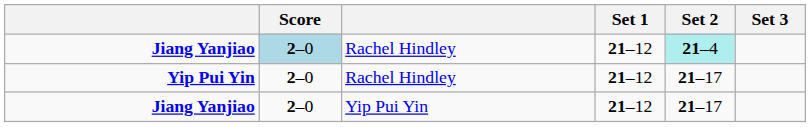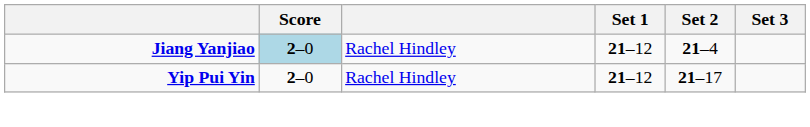(700, 48) paleturquoise background -> (700, 48) no background
- row: (203, 107)
